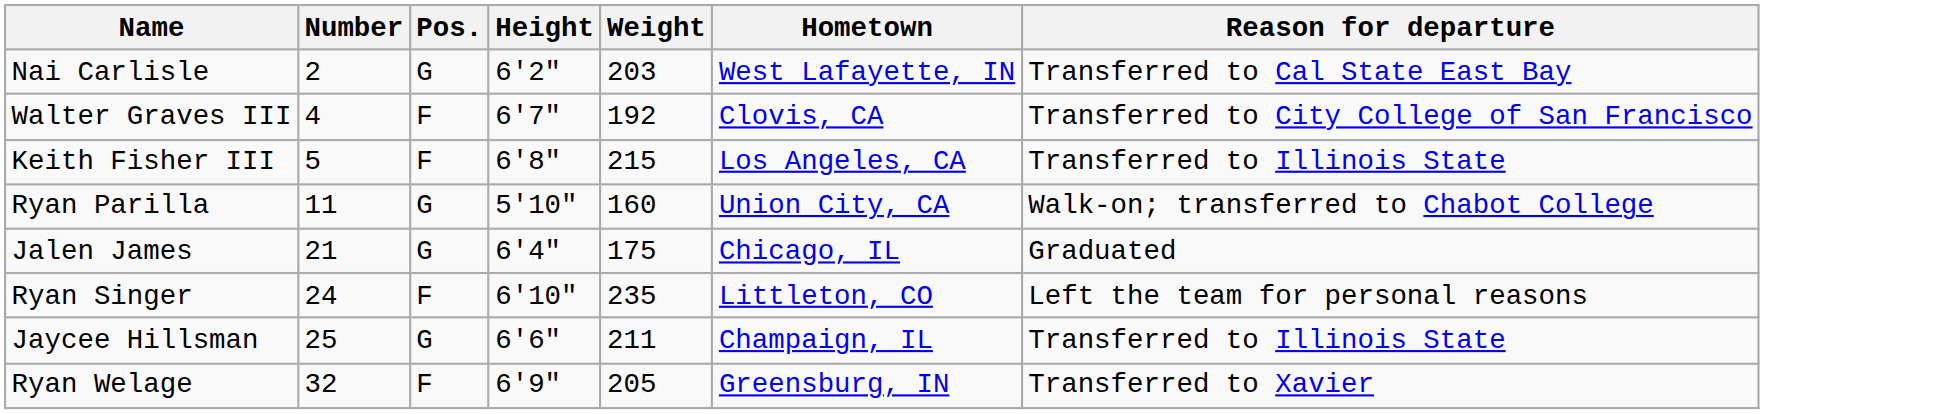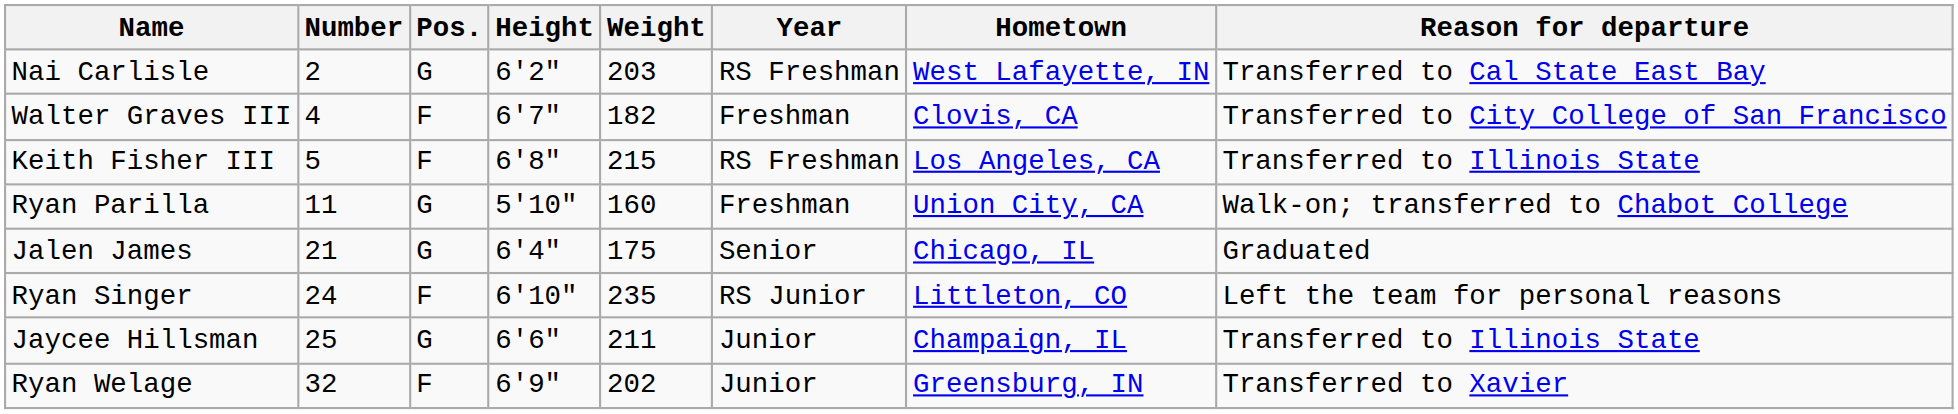+ column: (809, 27)
(632, 117) 192 -> (632, 117) 182
(632, 385) 205 -> (632, 385) 202
